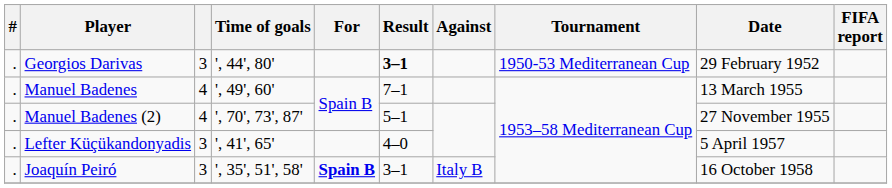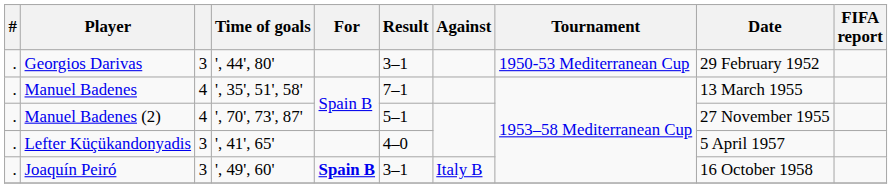(395, 63) bold -> (395, 63) normal
(245, 90) ', 49', 60' -> (259, 90) ', 35', 51', 58'
(259, 169) ', 35', 51', 58' -> (245, 169) ', 49', 60'
